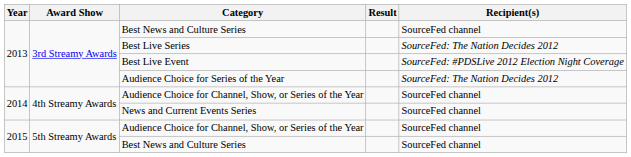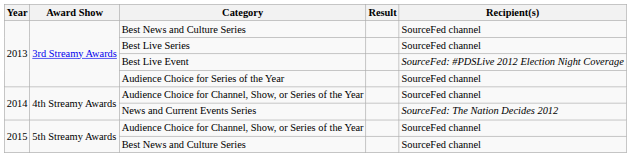(480, 45) SourceFed: The Nation Decides 2012 -> (441, 45) SourceFed channel
(480, 78) SourceFed: The Nation Decides 2012 -> (441, 78) SourceFed channel
(441, 111) SourceFed channel -> (480, 111) SourceFed: The Nation Decides 2012
